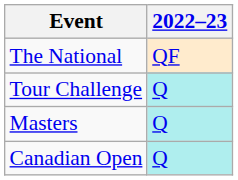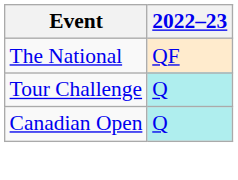- row: (44, 123)
